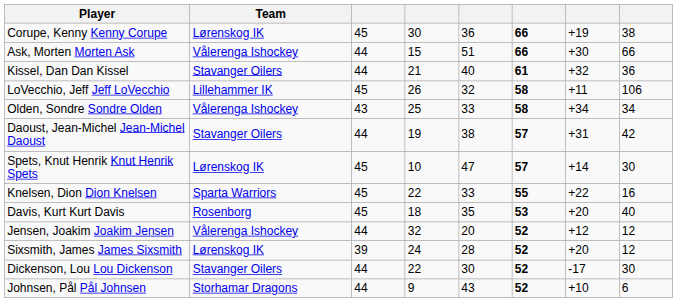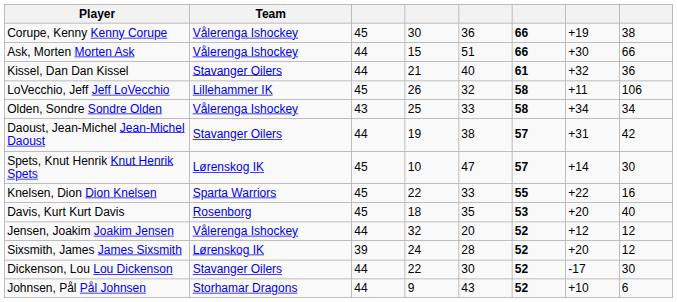(228, 33) Lørenskog IK -> (245, 33) Vålerenga Ishockey
